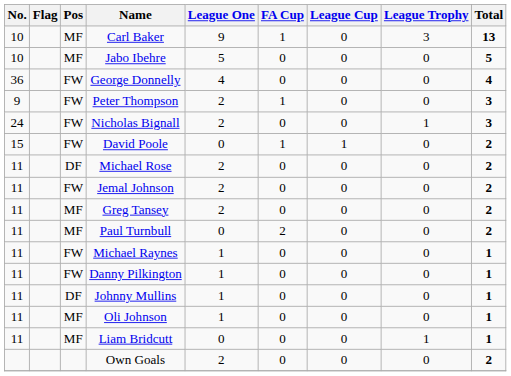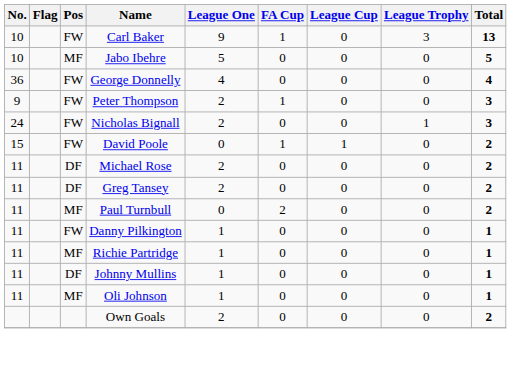(73, 37) MF -> (73, 37) FW
- row: (135, 187)
(73, 209) MF -> (73, 187) DF
- row: (135, 252)
+ row: (135, 252)
- row: (135, 338)
